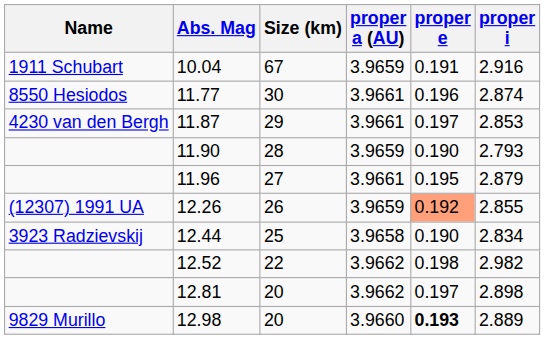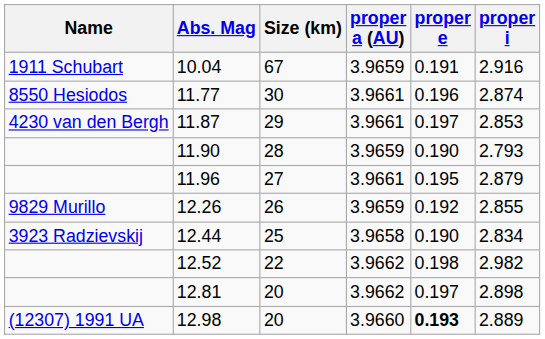(76, 207) (12307) 1991 UA -> (57, 207) 9829 Murillo
(437, 207) lightsalmon background -> (437, 207) no background
(57, 320) 9829 Murillo -> (76, 320) (12307) 1991 UA
